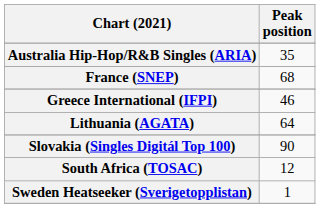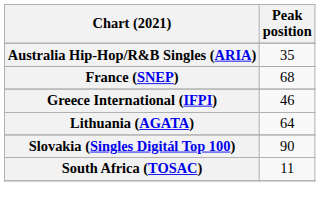(287, 169) 12 -> (287, 169) 11
- row: (132, 191)
